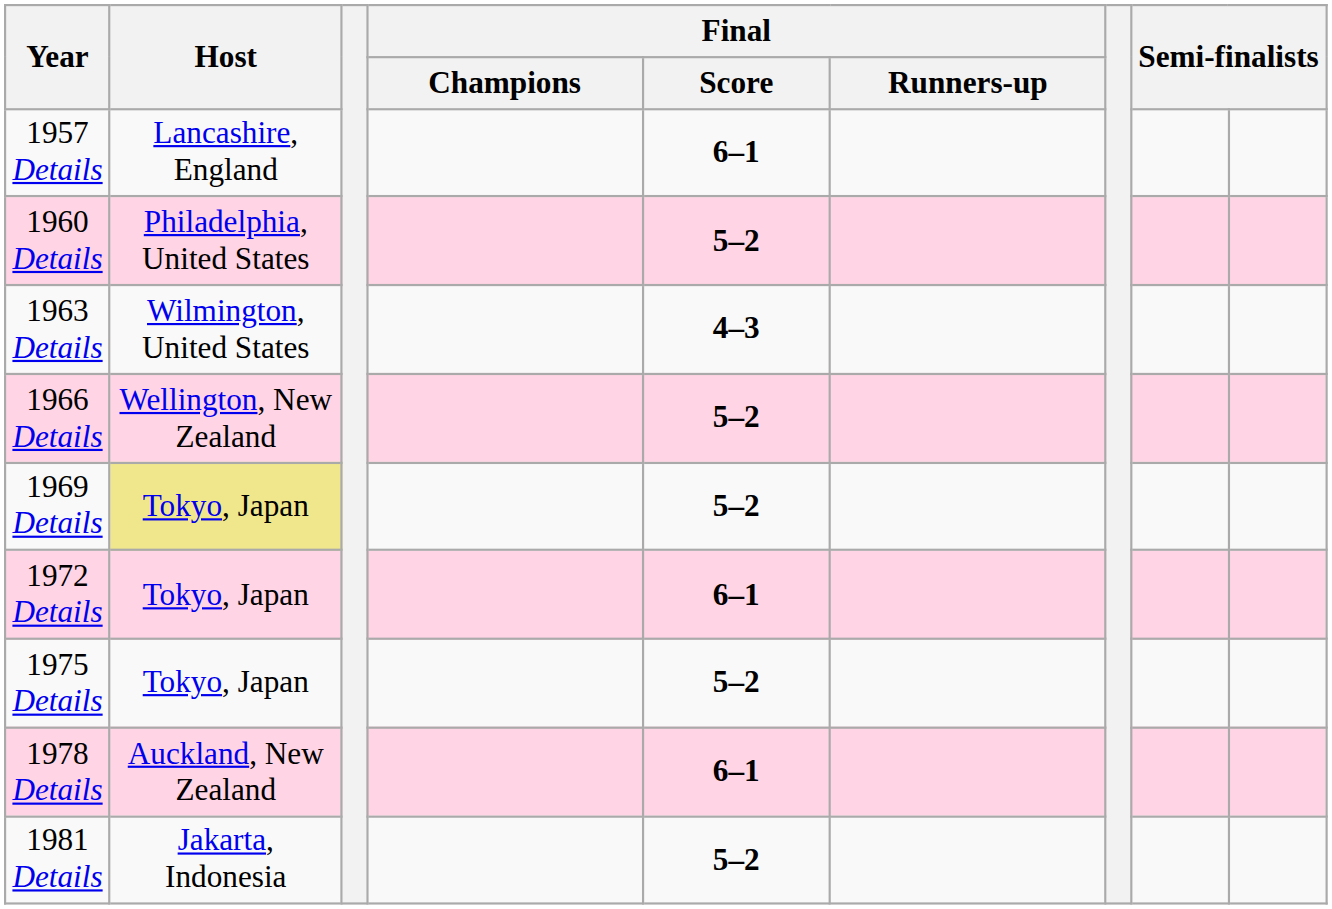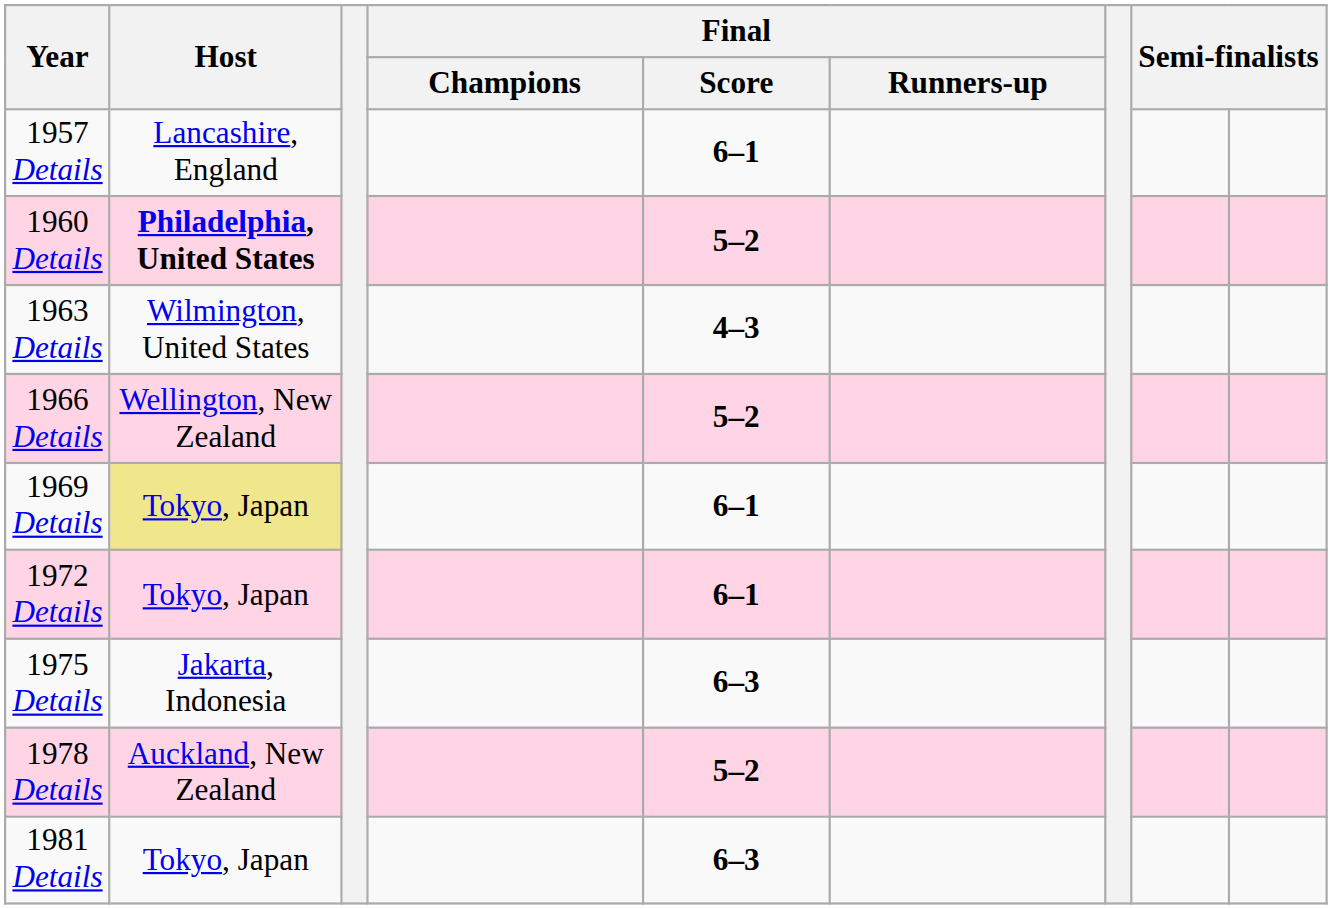(226, 240) normal -> (226, 240) bold
(736, 505) 5–2 -> (736, 505) 6–1
(226, 682) Tokyo, Japan -> (226, 682) Jakarta, Indonesia
(736, 682) 5–2 -> (736, 682) 6–3
(736, 771) 6–1 -> (736, 771) 5–2
(226, 859) Jakarta, Indonesia -> (226, 859) Tokyo, Japan
(736, 859) 5–2 -> (736, 859) 6–3
